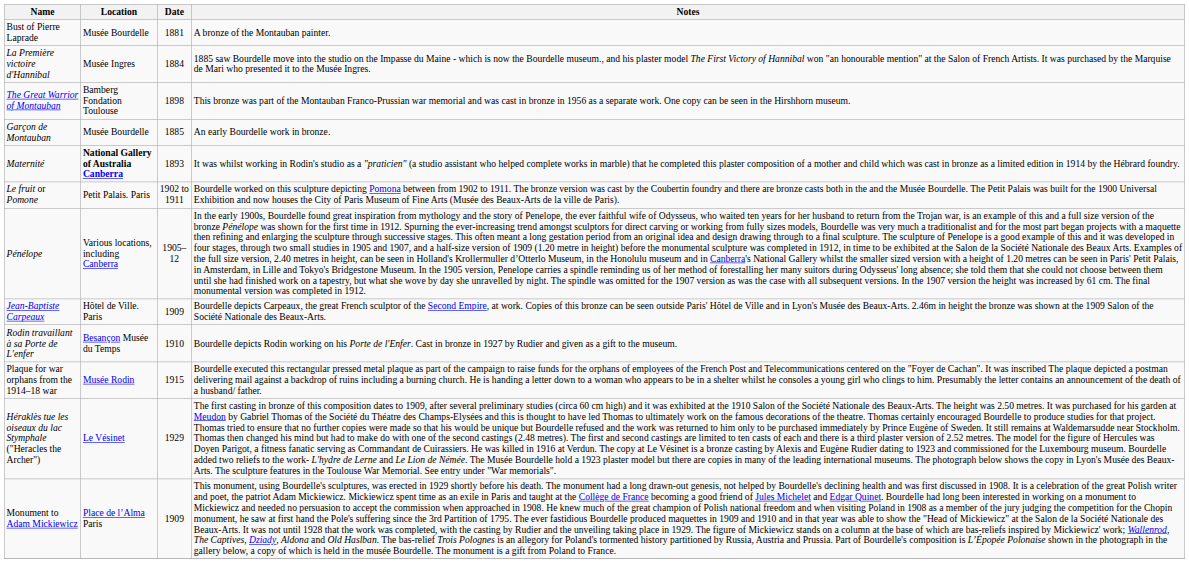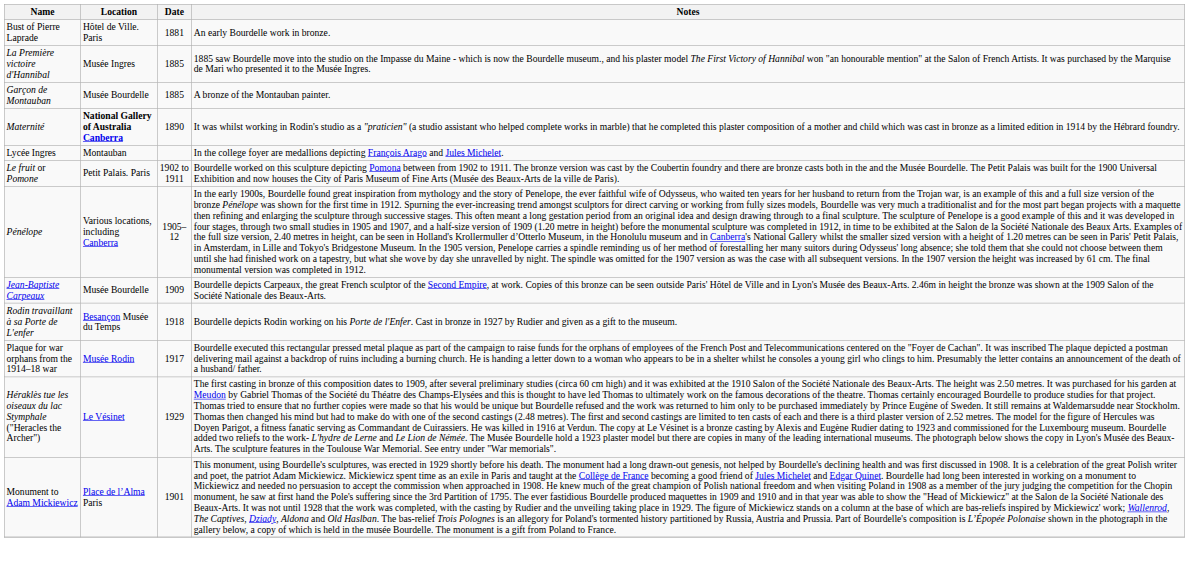(116, 32) Musée Bourdelle -> (111, 32) Hôtel de Ville. Paris
(262, 32) A bronze of the Montauban painter. -> (262, 32) An early Bourdelle work in bronze.
(174, 64) 1884 -> (174, 64) 1885
- row: (42, 100)
(262, 132) An early Bourdelle work in bronze. -> (262, 95) A bronze of the Montauban painter.
(174, 163) 1893 -> (174, 127) 1890
+ row: (31, 153)
(111, 312) Hôtel de Ville. Paris -> (116, 290) Musée Bourdelle
(174, 343) 1910 -> (174, 321) 1918
(174, 380) 1915 -> (174, 358) 1917
(174, 518) 1909 -> (174, 497) 1901
